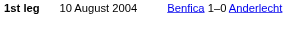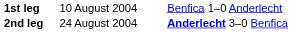+ row: (24, 23)
